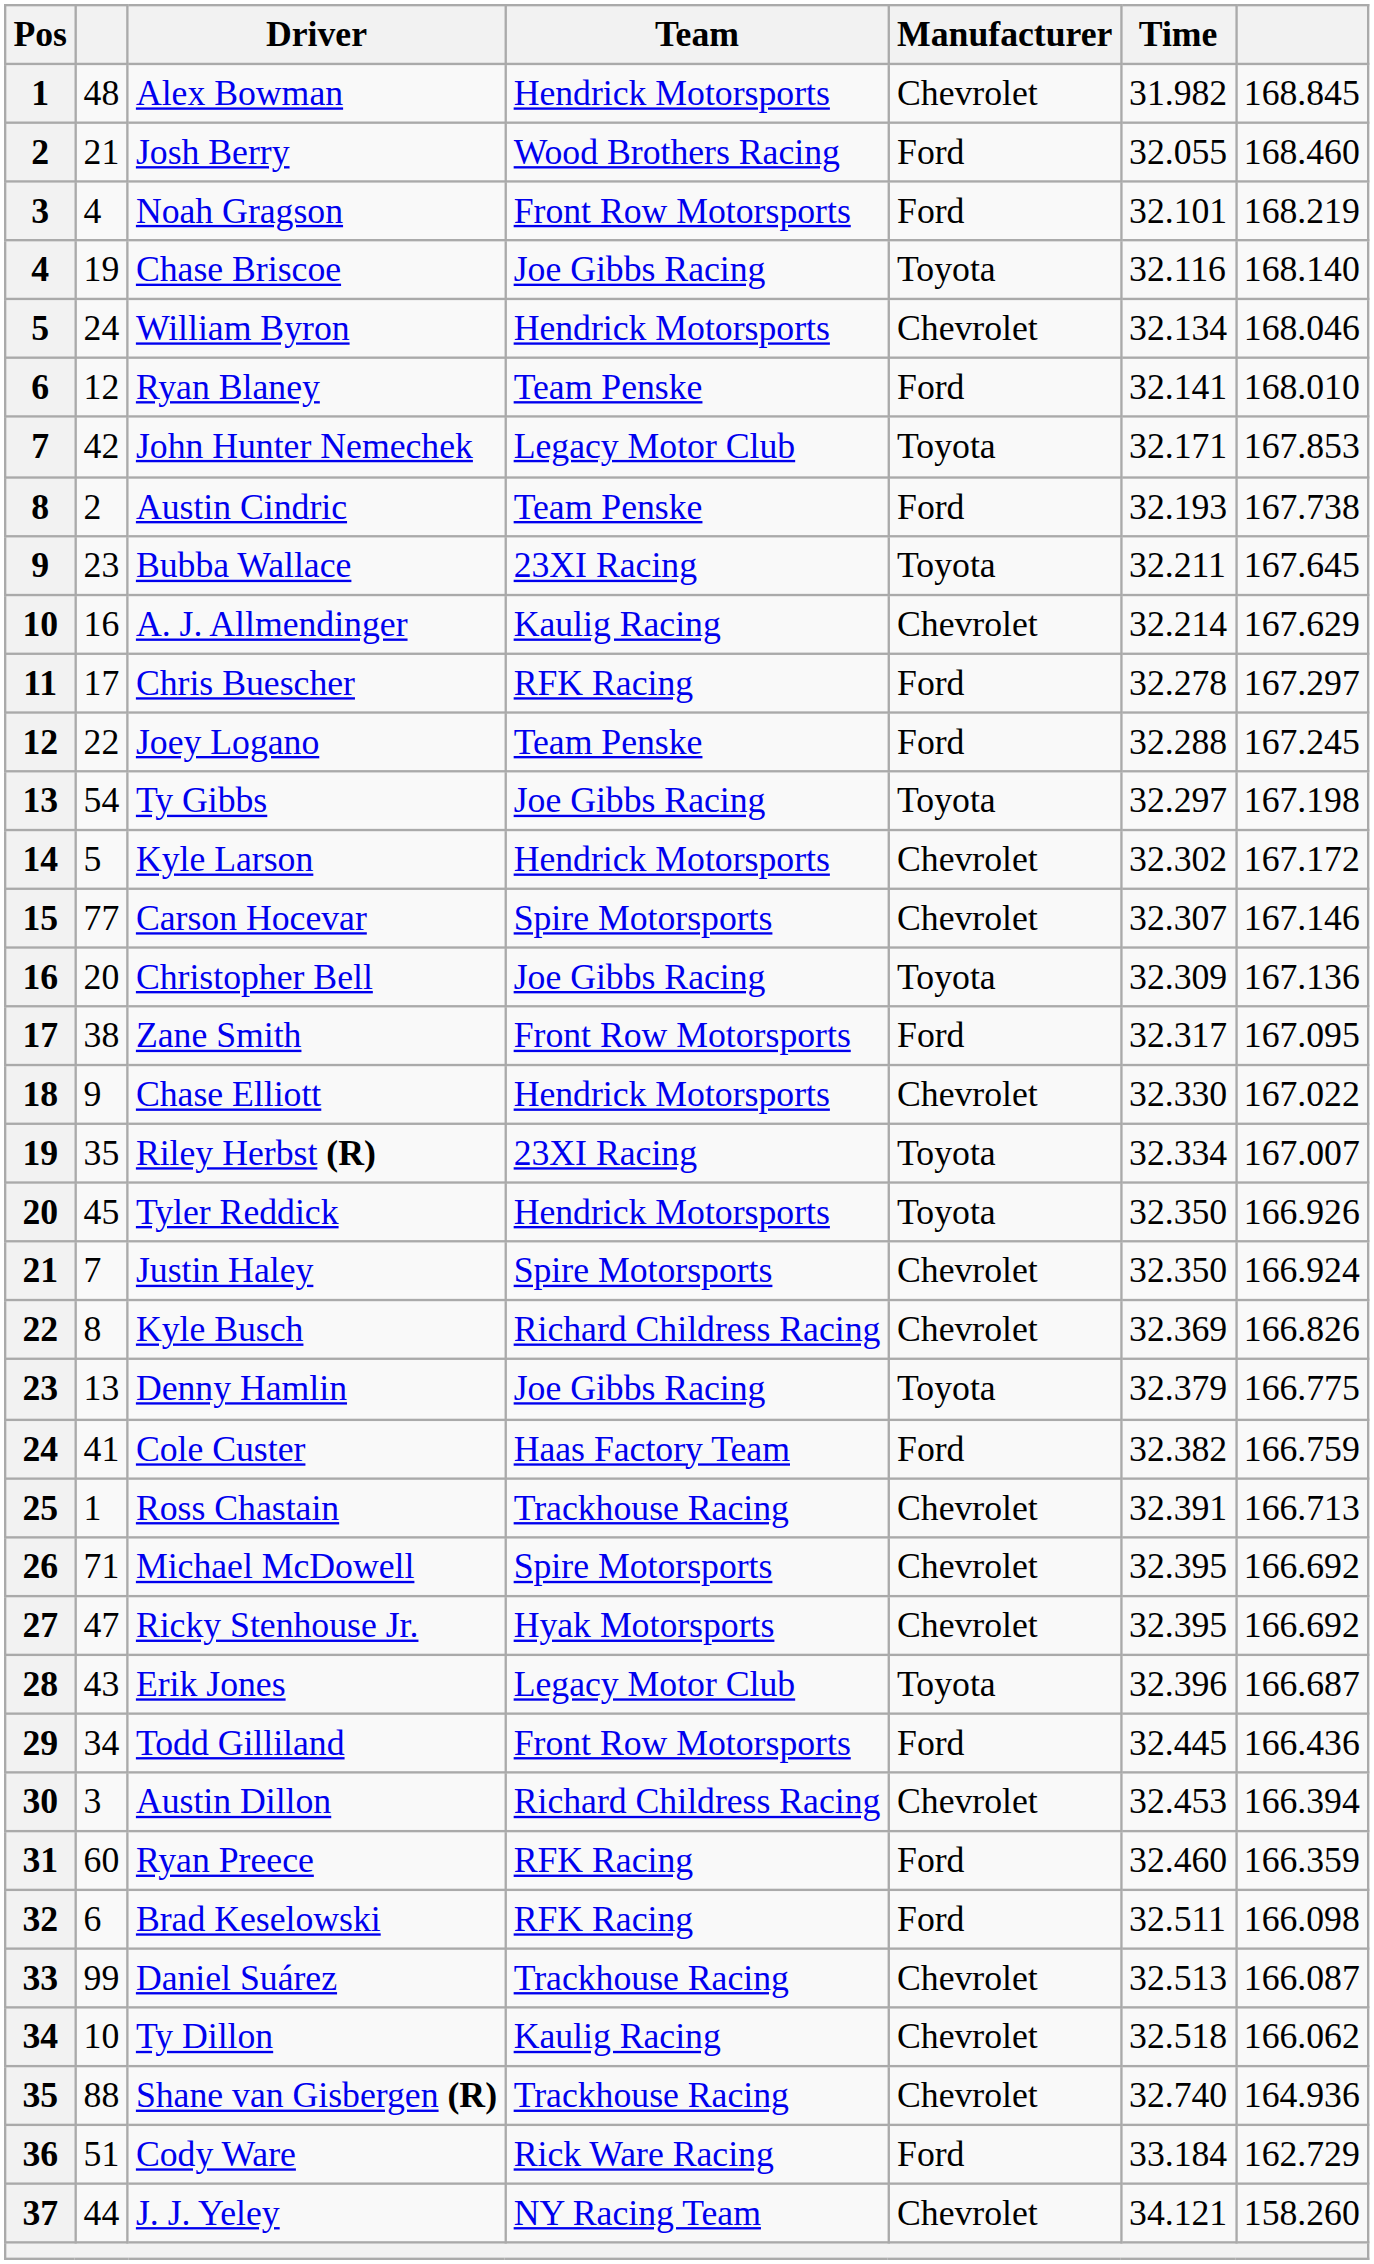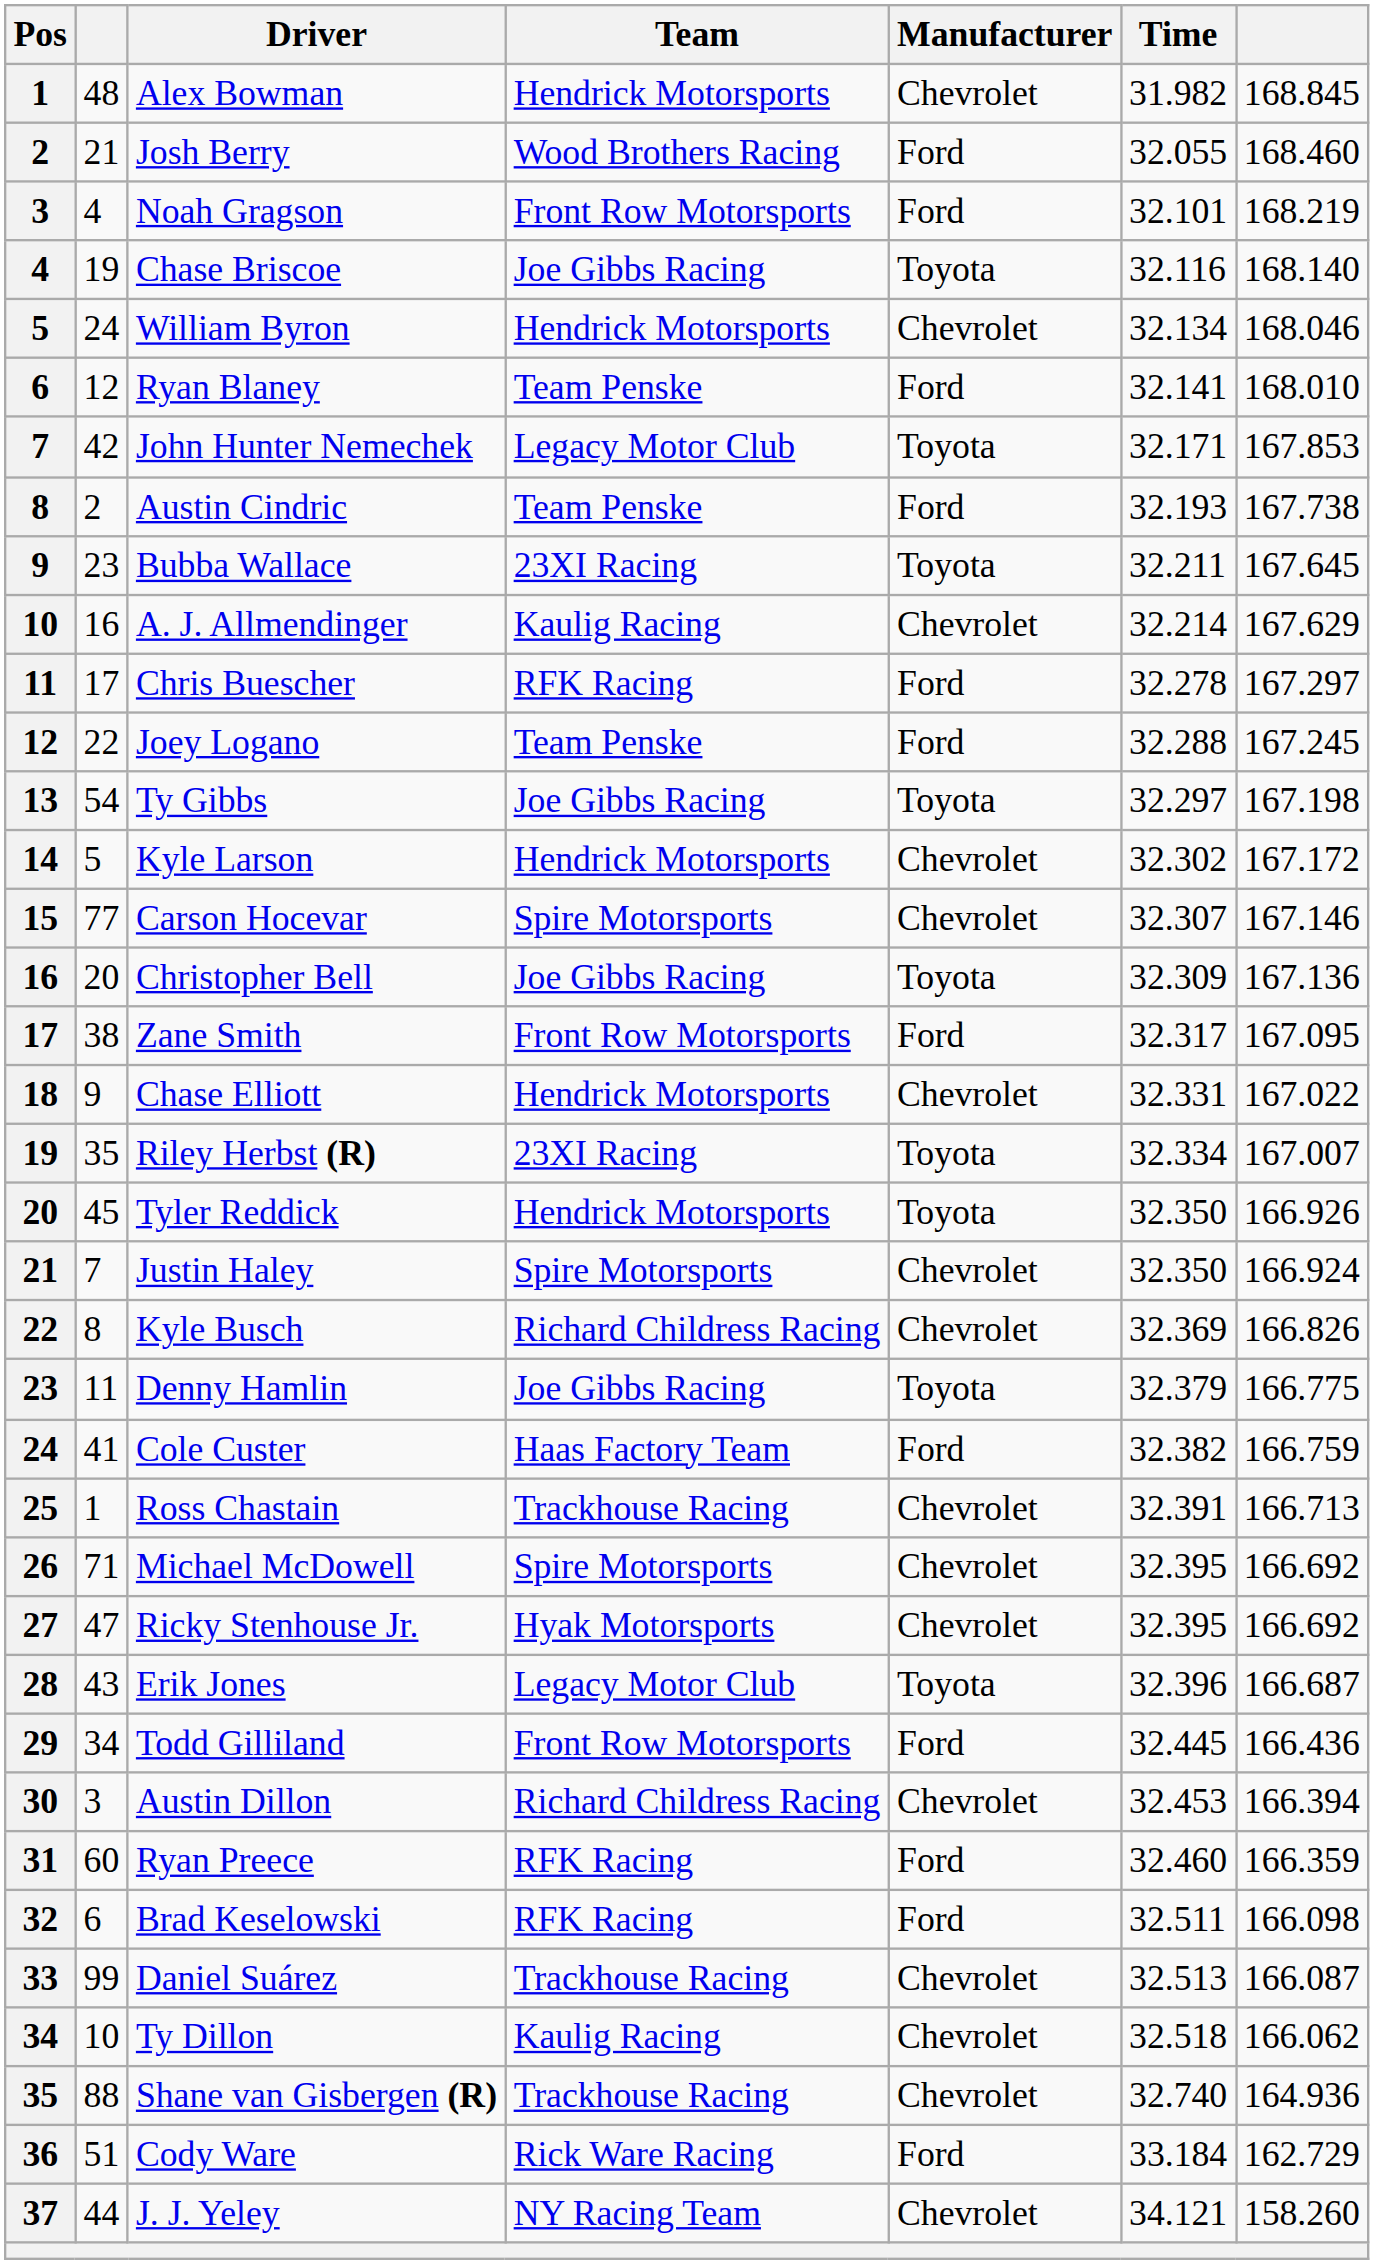(1178, 1094) 32.330 -> (1178, 1094) 32.331
(101, 1388) 13 -> (101, 1388) 11
